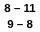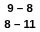rows swapped: (20, 8) <-> (20, 24)
